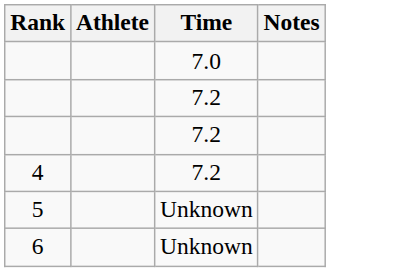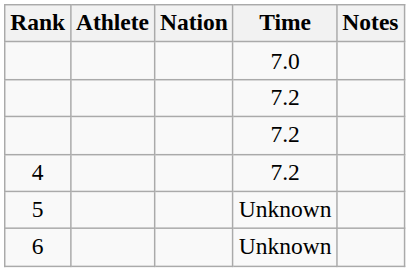+ column: (194, 23)
